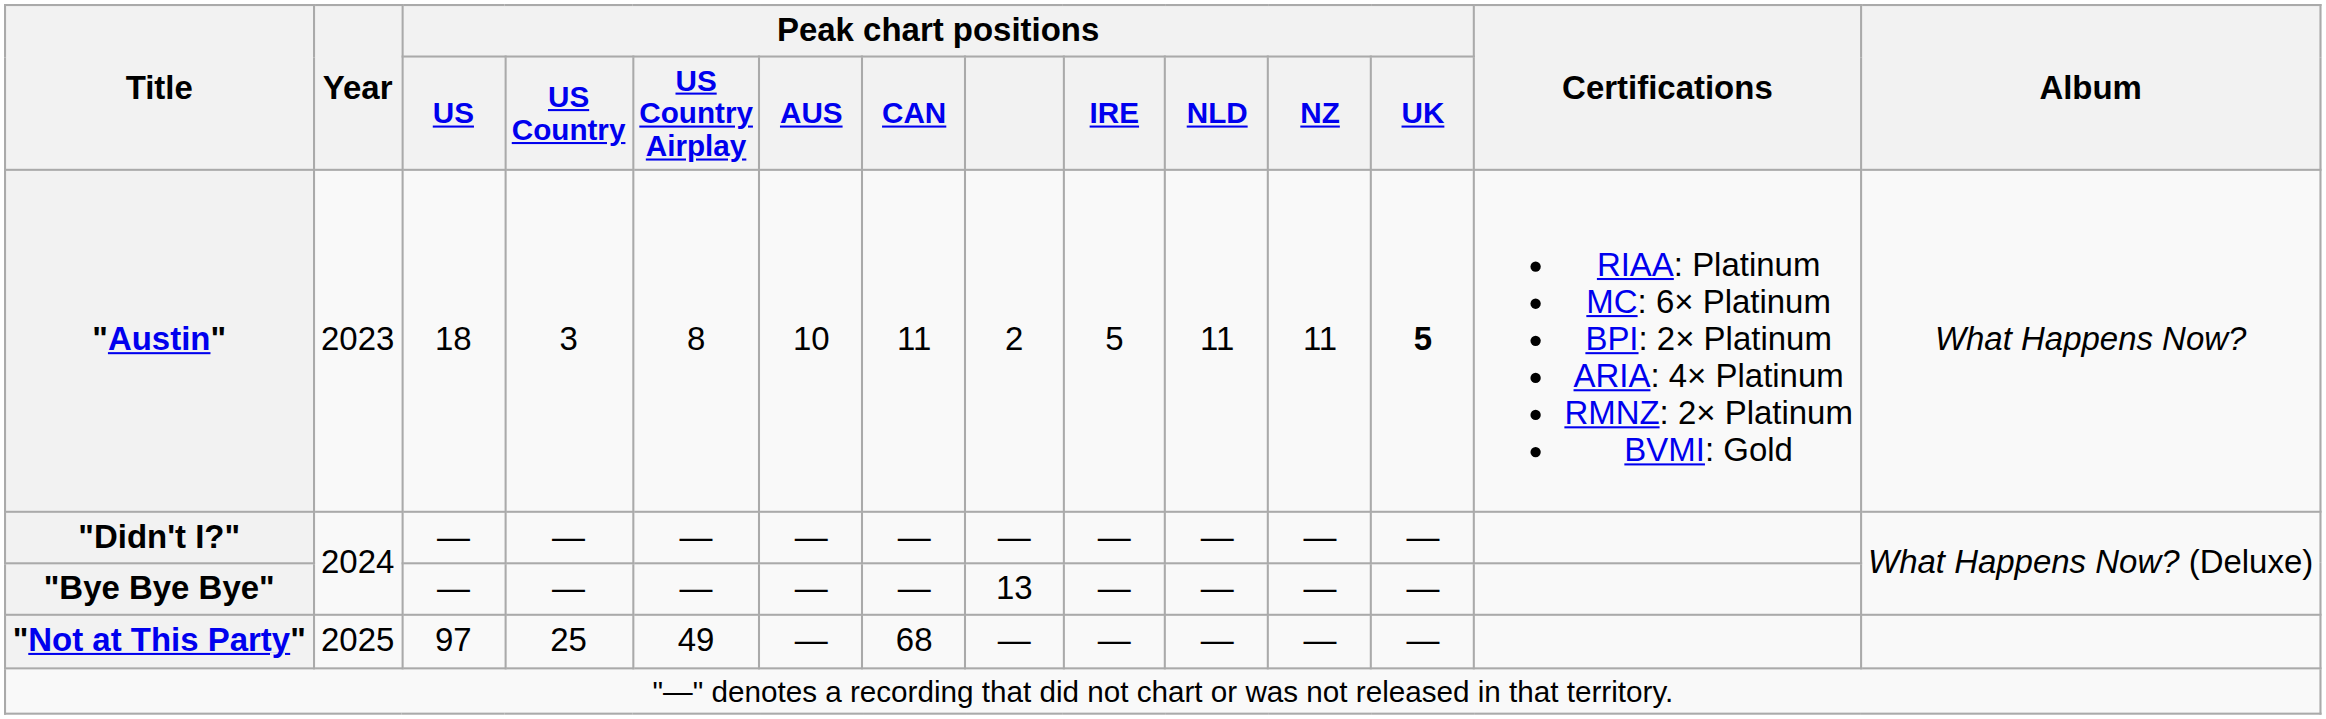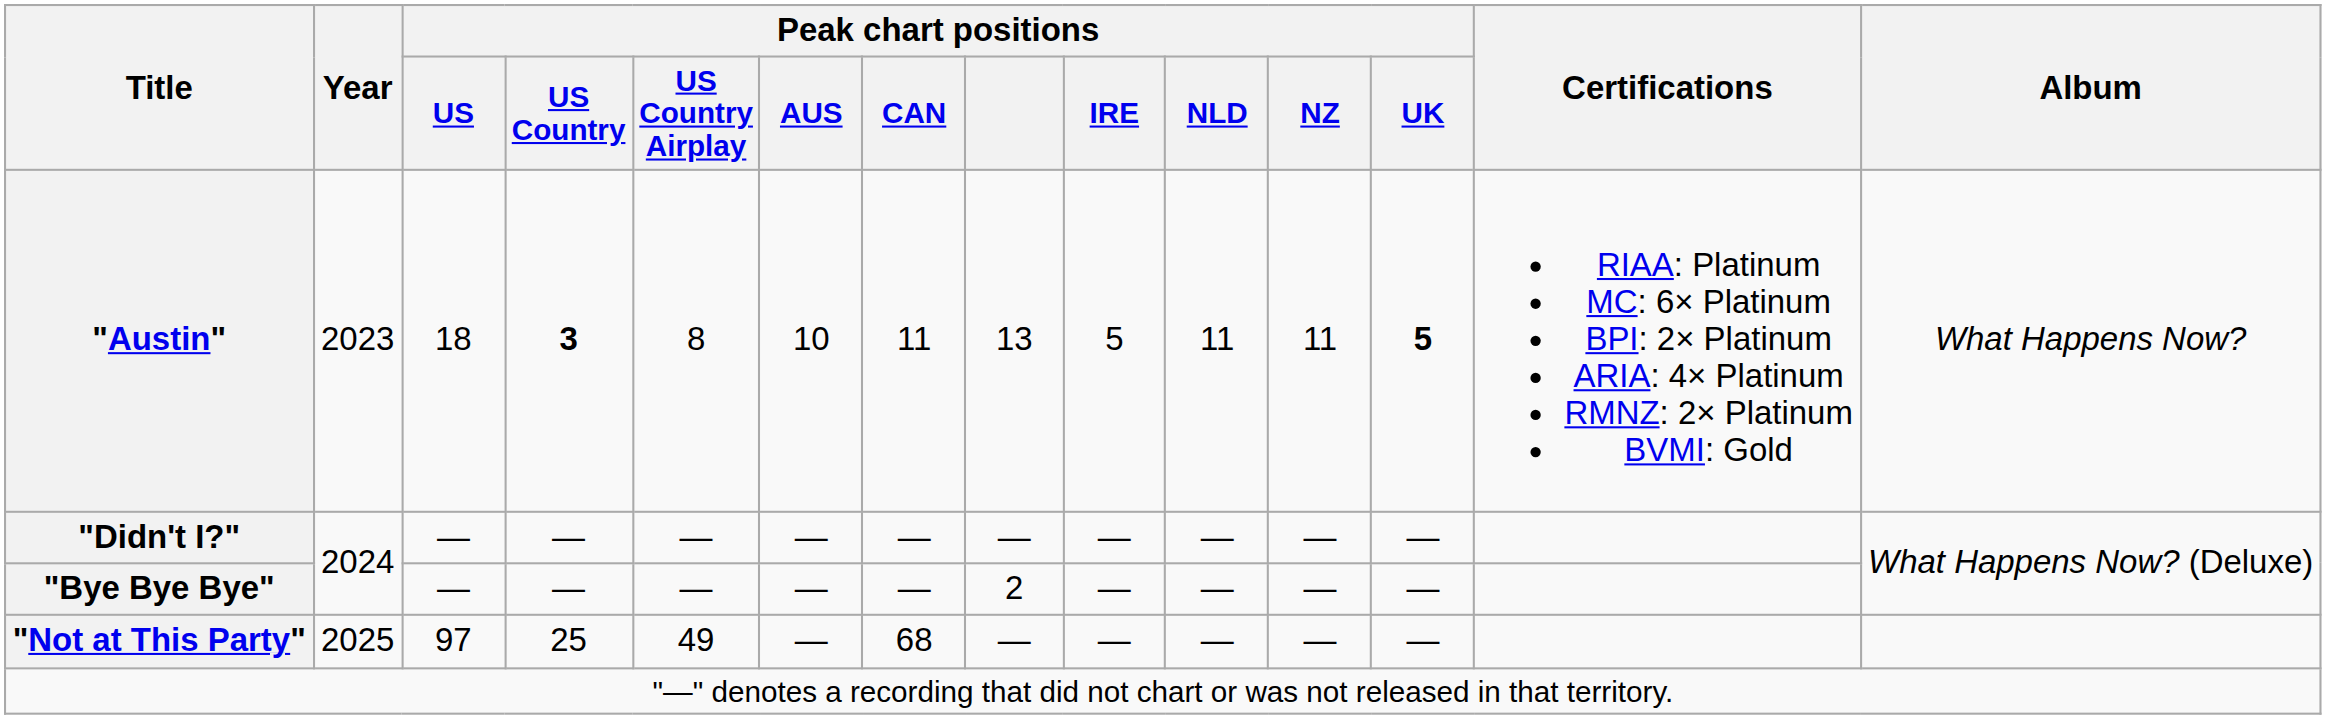(569, 339) normal -> (569, 339) bold
(1014, 339) 2 -> (1014, 339) 13
(1014, 588) 13 -> (1014, 588) 2
